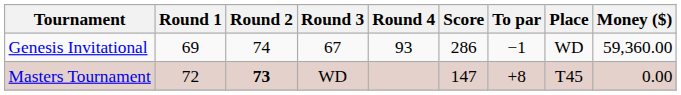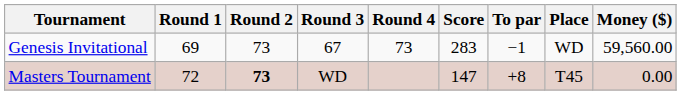(261, 47) 74 -> (261, 47) 73
(404, 47) 93 -> (404, 47) 73
(464, 47) 286 -> (464, 47) 283
(638, 47) 59,360.00 -> (638, 47) 59,560.00
